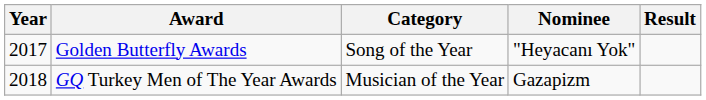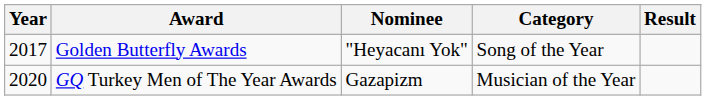columns swapped: (425, 19) <-> (574, 19)
(28, 79) 2018 -> (28, 79) 2020
